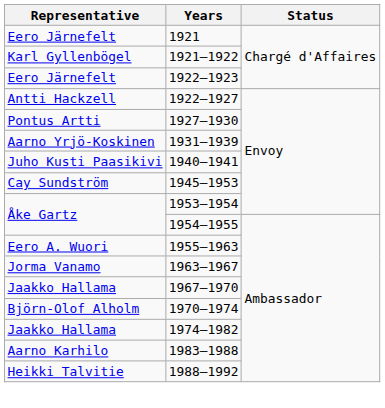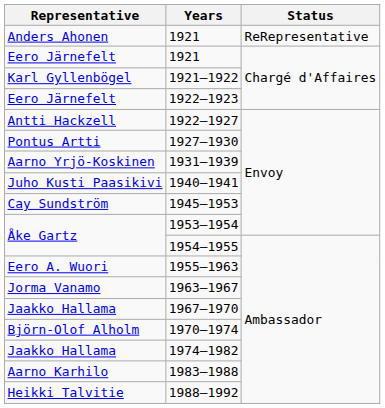+ row: (58, 36)
